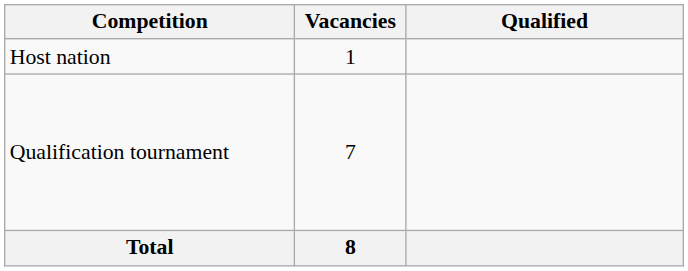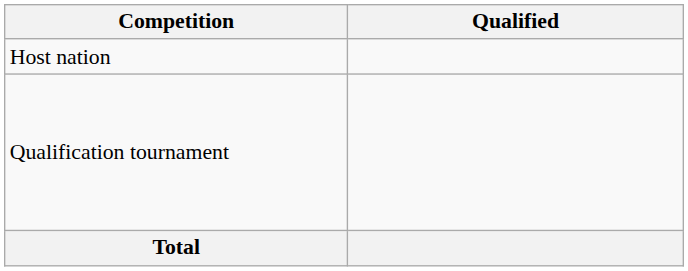- column: (350, 21)
